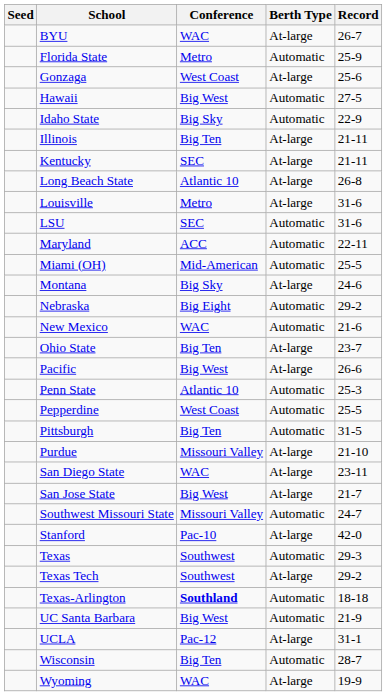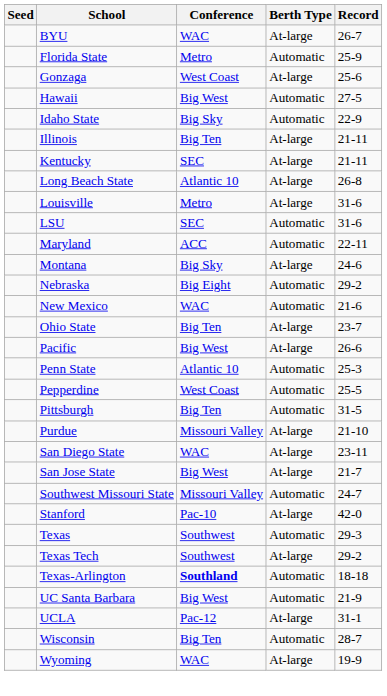- row: (73, 264)
